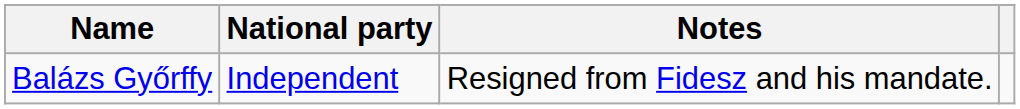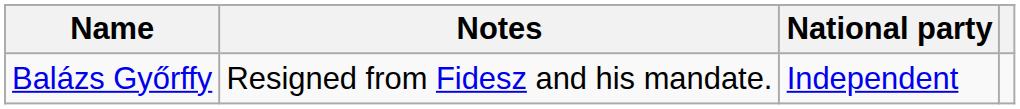columns swapped: (330, 28) <-> (720, 28)
